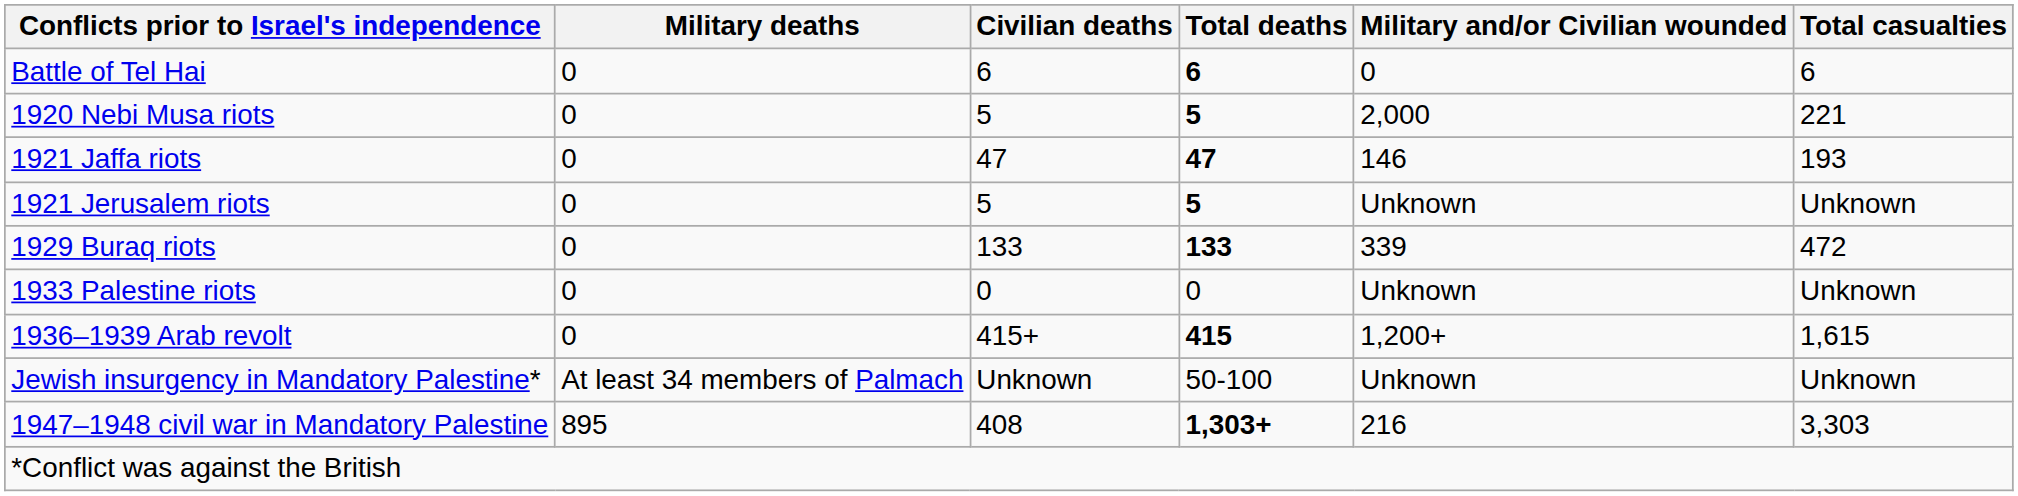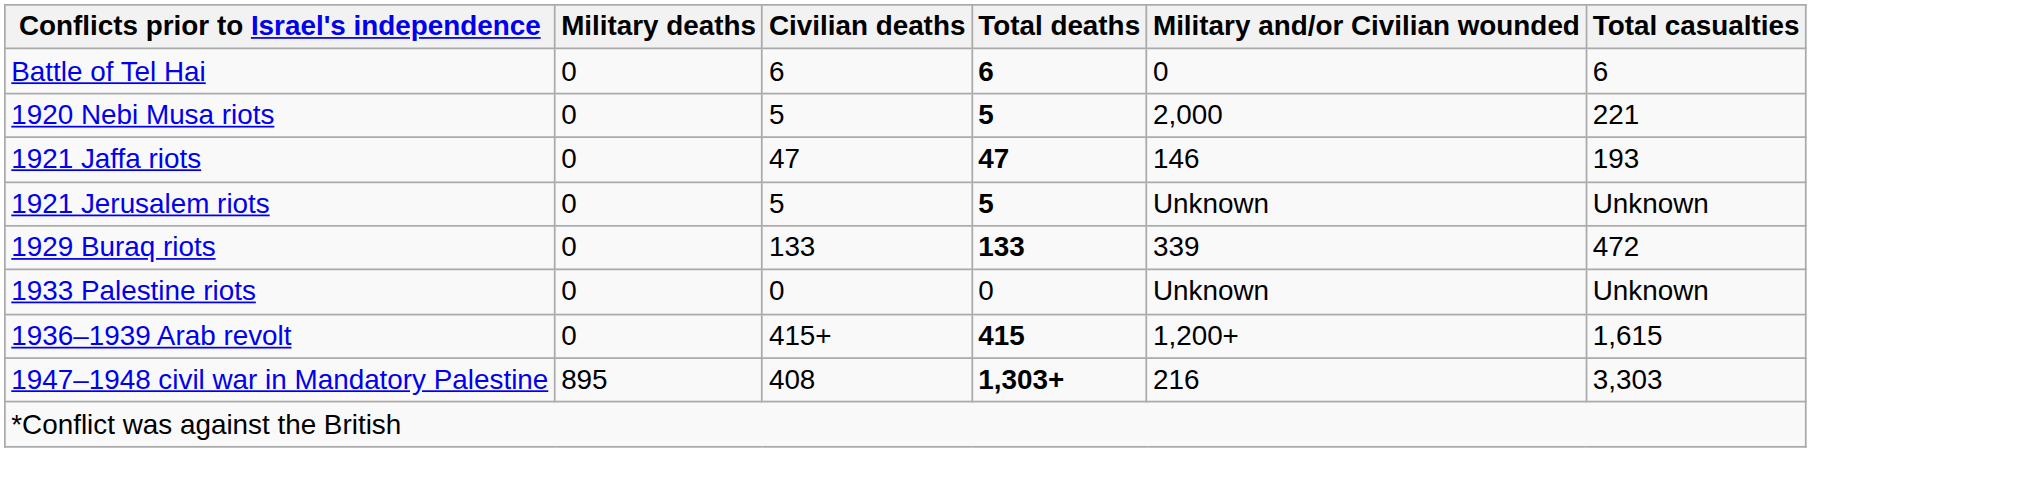- row: (276, 379)
